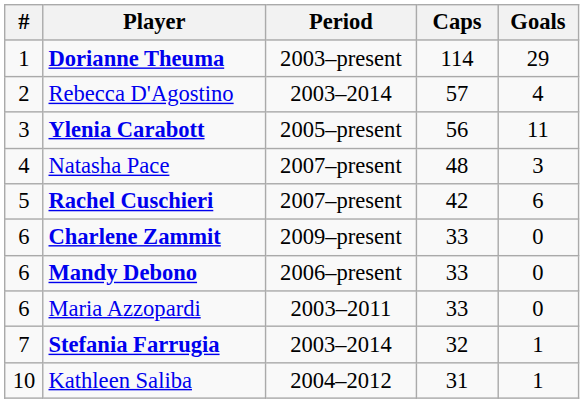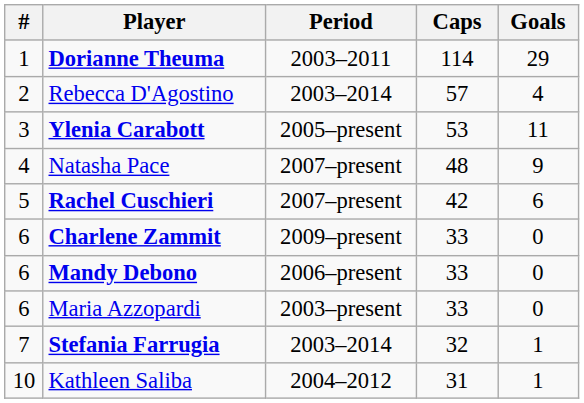(341, 58) 2003–present -> (341, 58) 2003–2011
(457, 129) 56 -> (457, 129) 53
(538, 165) 3 -> (538, 165) 9
(341, 308) 2003–2011 -> (341, 308) 2003–present
